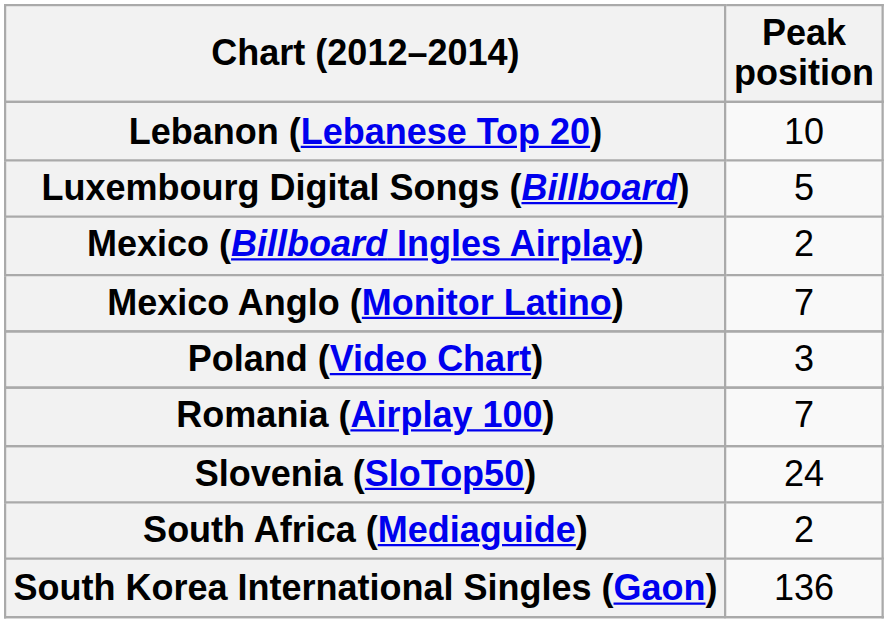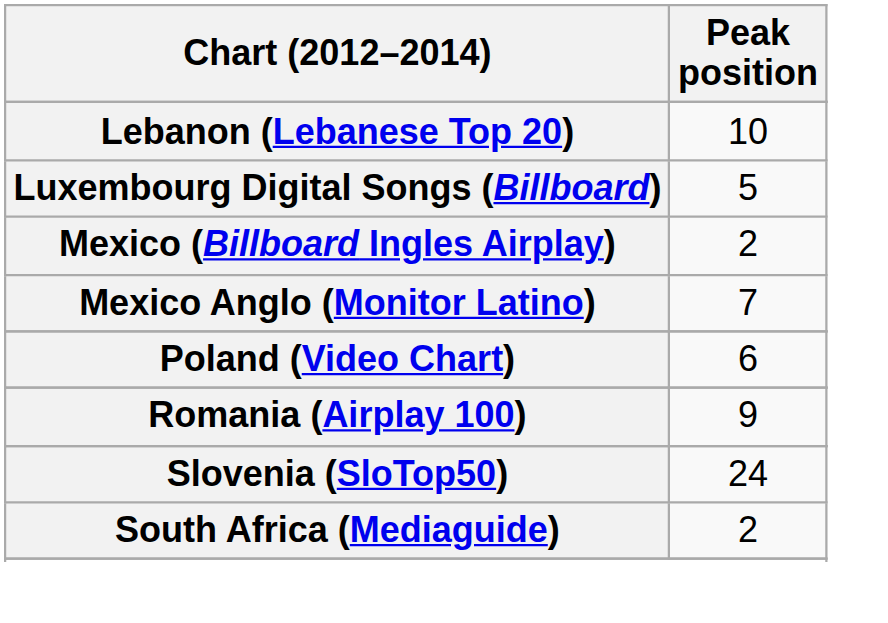(804, 359) 3 -> (748, 359) 6
(804, 416) 7 -> (748, 416) 9
- row: (365, 587)
